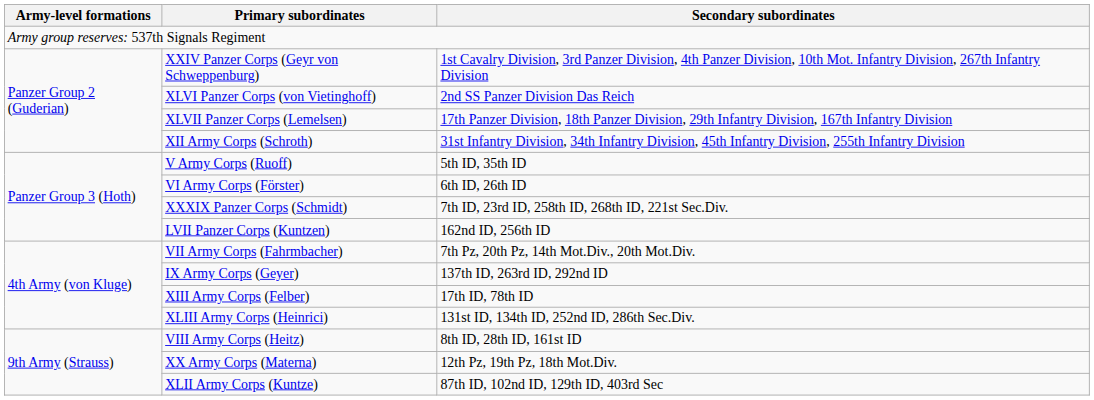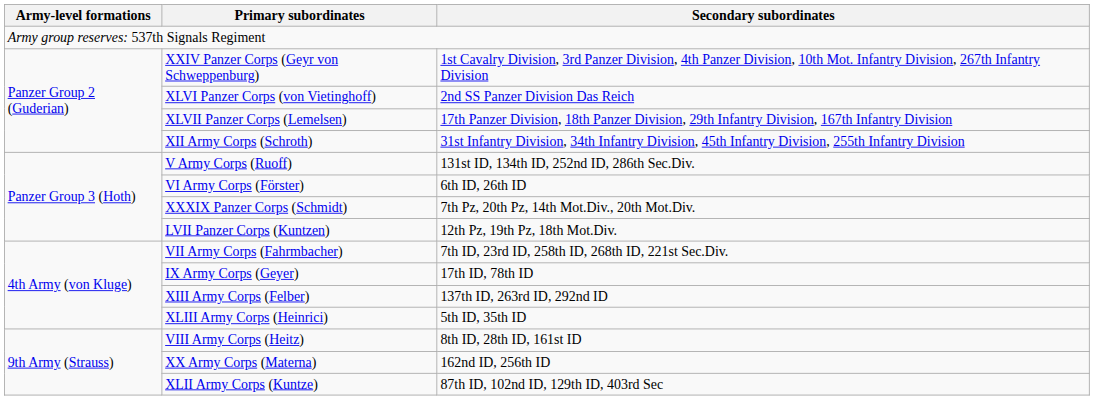(483, 163) 5th ID, 35th ID -> (568, 163) 131st ID, 134th ID, 252nd ID, 286th Sec.Div.
(584, 207) 7th ID, 23rd ID, 258th ID, 268th ID, 221st Sec.Div. -> (568, 207) 7th Pz, 20th Pz, 14th Mot.Div., 20th Mot.Div.
(495, 229) 162nd ID, 256th ID -> (529, 229) 12th Pz, 19th Pz, 18th Mot.Div.
(568, 251) 7th Pz, 20th Pz, 14th Mot.Div., 20th Mot.Div. -> (584, 251) 7th ID, 23rd ID, 258th ID, 268th ID, 221st Sec.Div.
(524, 274) 137th ID, 263rd ID, 292nd ID -> (487, 274) 17th ID, 78th ID
(487, 296) 17th ID, 78th ID -> (524, 296) 137th ID, 263rd ID, 292nd ID
(568, 318) 131st ID, 134th ID, 252nd ID, 286th Sec.Div. -> (483, 318) 5th ID, 35th ID
(529, 362) 12th Pz, 19th Pz, 18th Mot.Div. -> (495, 362) 162nd ID, 256th ID
